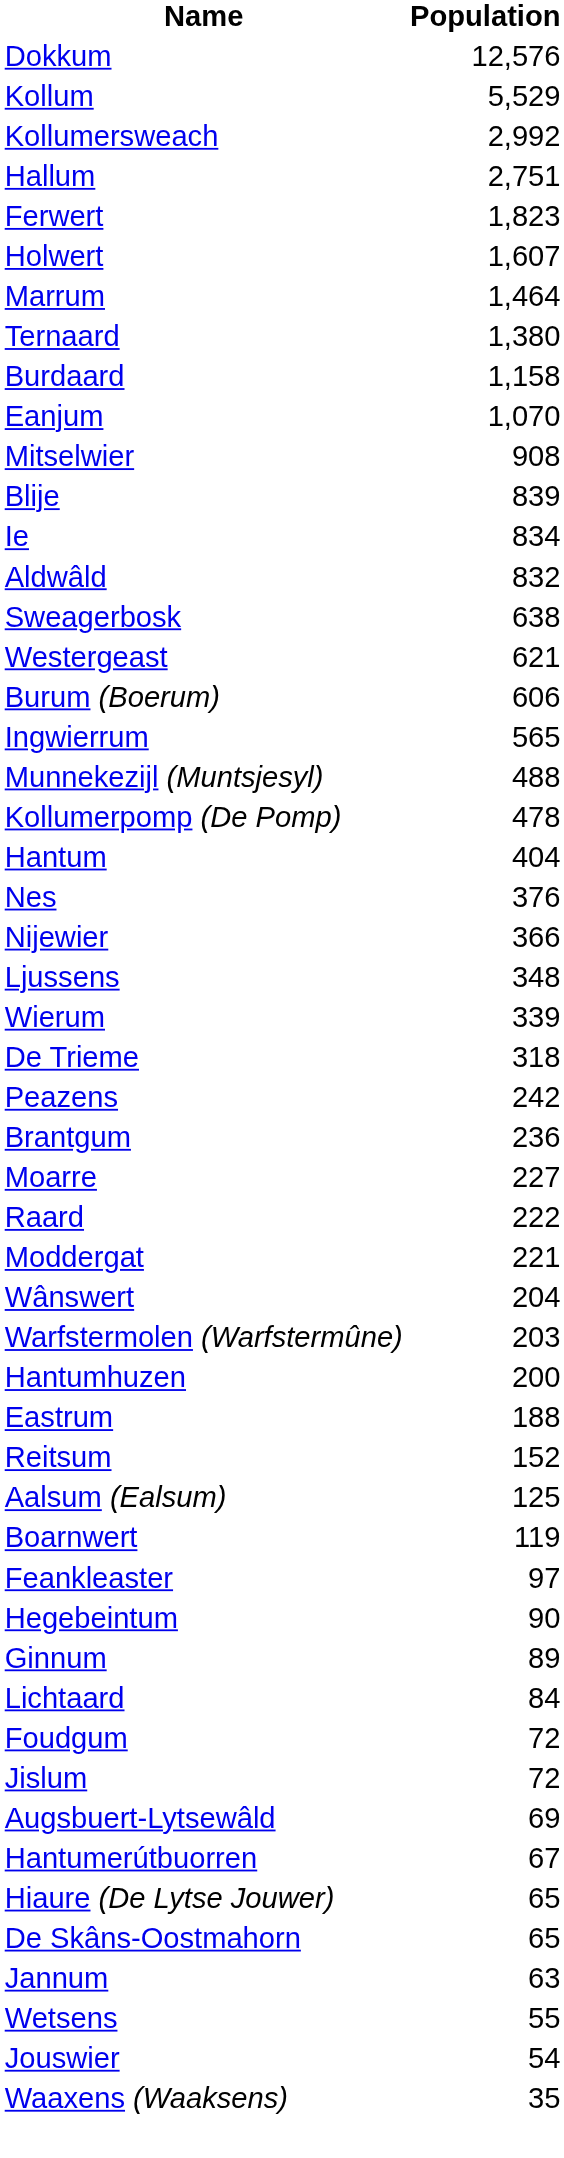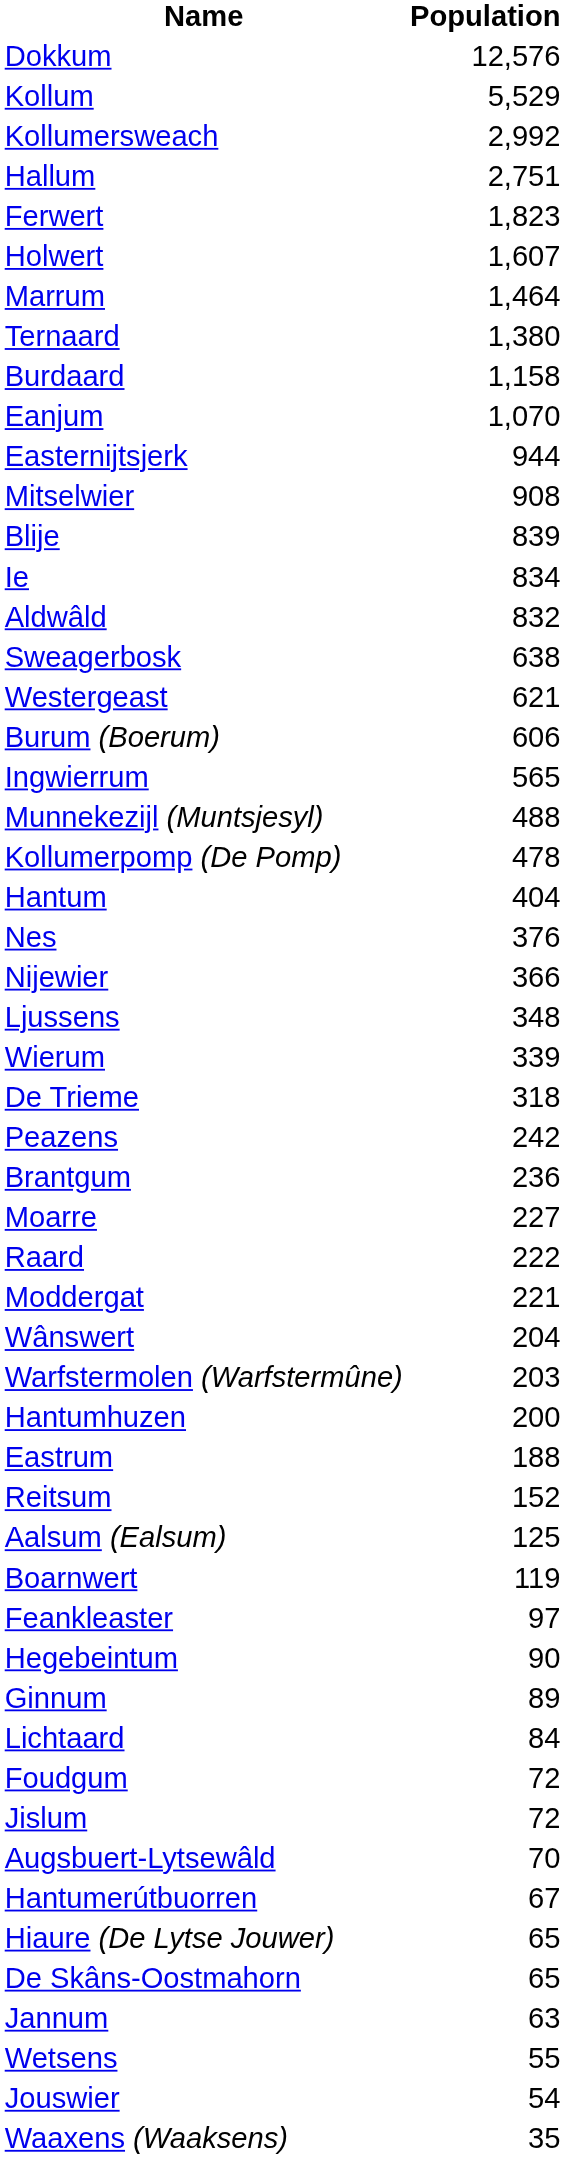+ row: (96, 456)
(544, 1818) 69 -> (544, 1858) 70
